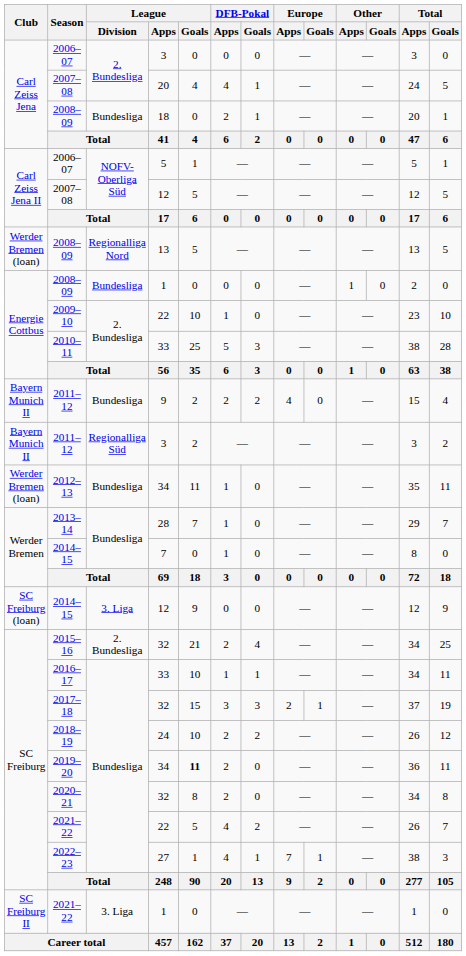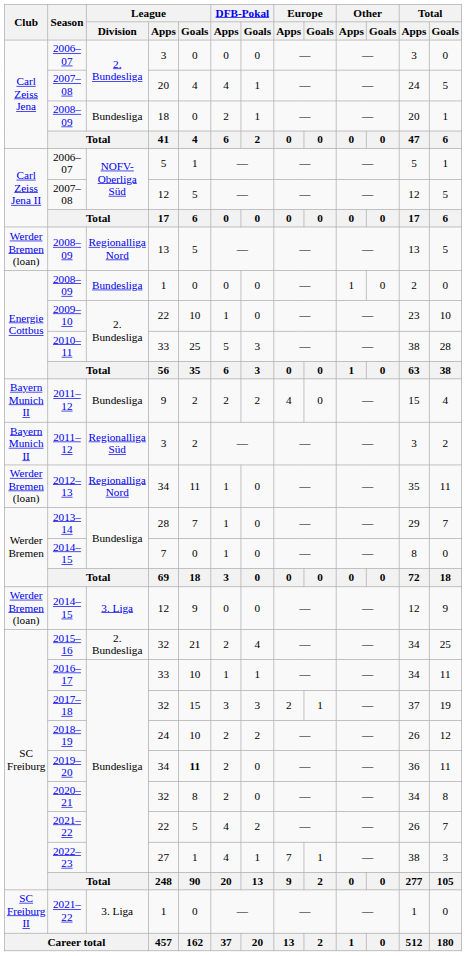(117, 486) Bundesliga -> (117, 486) Regionalliga Nord
(26, 608) SC Freiburg (loan) -> (26, 608) Werder Bremen (loan)
